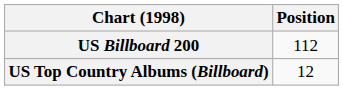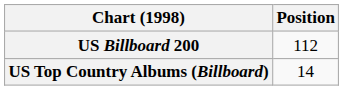(306, 71) 12 -> (306, 71) 14
